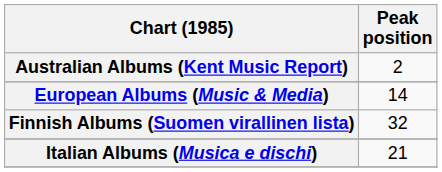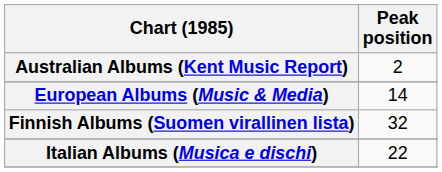(398, 152) 21 -> (398, 152) 22
